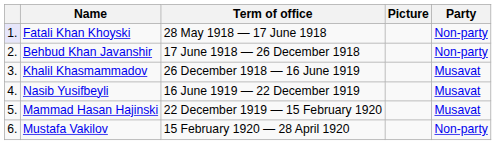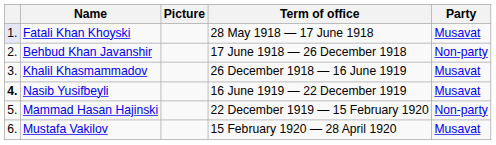columns swapped: (273, 14) <-> (408, 14)
(461, 33) Non-party -> (457, 33) Musavat
(12, 91) normal -> (12, 91) bold
(457, 110) Musavat -> (461, 110) Non-party
(461, 129) Non-party -> (457, 129) Musavat
